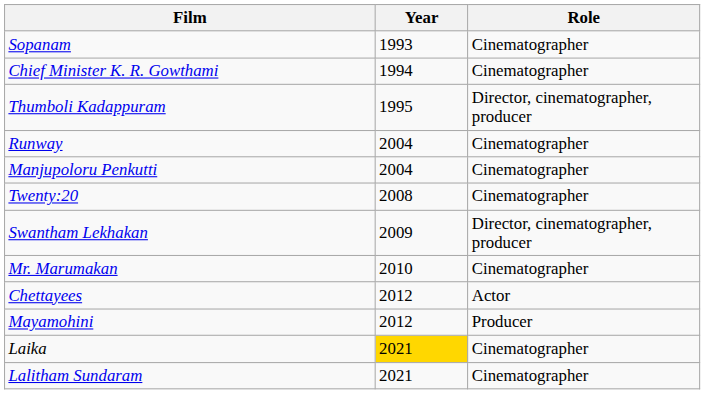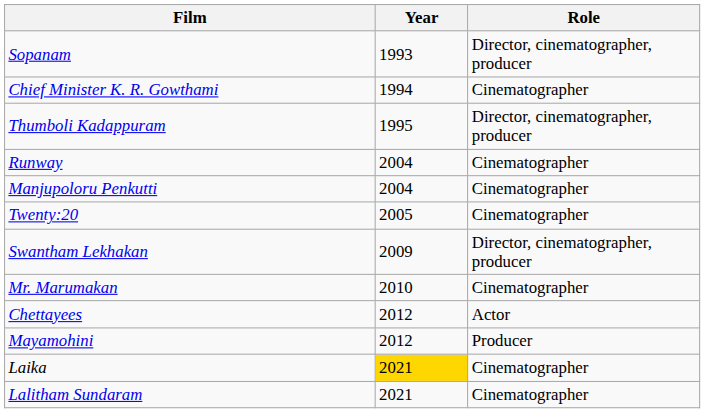(530, 44) Cinematographer -> (562, 53) Director, cinematographer, producer
(396, 196) 2008 -> (396, 215) 2005
